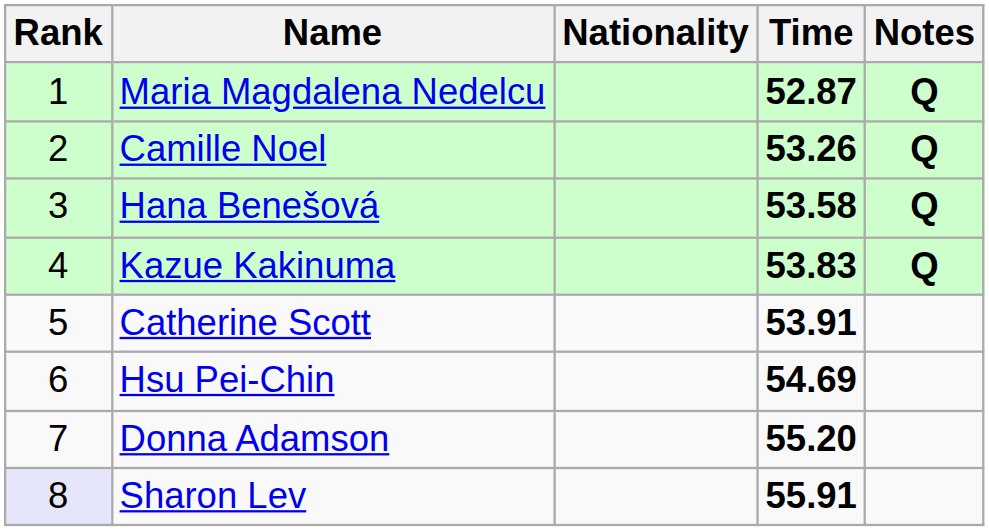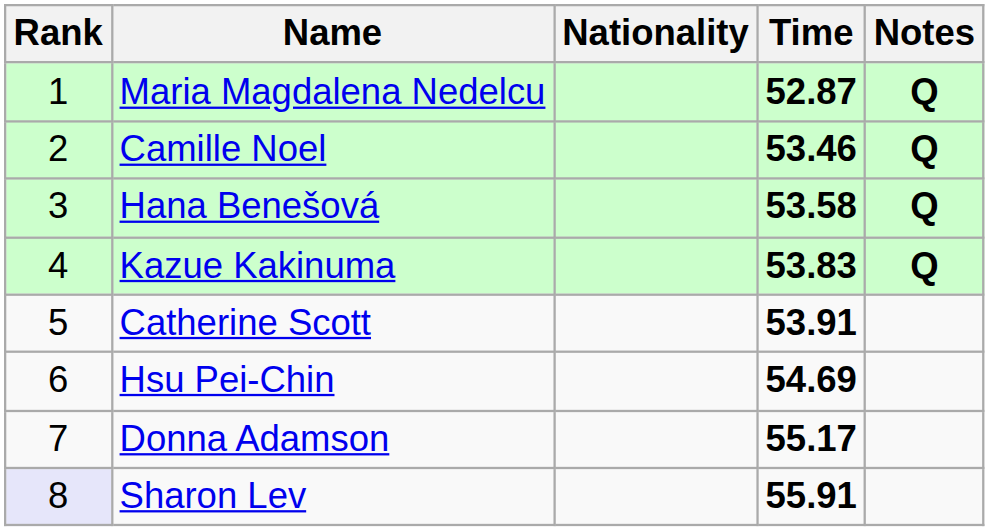(811, 149) 53.26 -> (811, 149) 53.46
(811, 438) 55.20 -> (811, 438) 55.17
